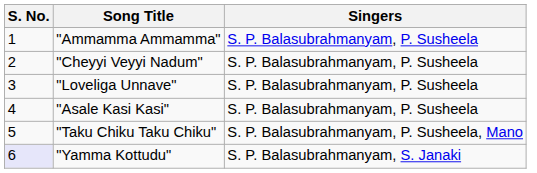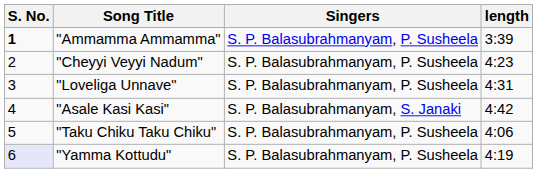+ column: (507, 16)
(12, 39) normal -> (12, 39) bold
(353, 109) S. P. Balasubrahmanyam, P. Susheela -> (344, 109) S. P. Balasubrahmanyam, S. Janaki
(375, 132) S. P. Balasubrahmanyam, P. Susheela, Mano -> (353, 132) S. P. Balasubrahmanyam, P. Susheela
(344, 156) S. P. Balasubrahmanyam, S. Janaki -> (353, 156) S. P. Balasubrahmanyam, P. Susheela
